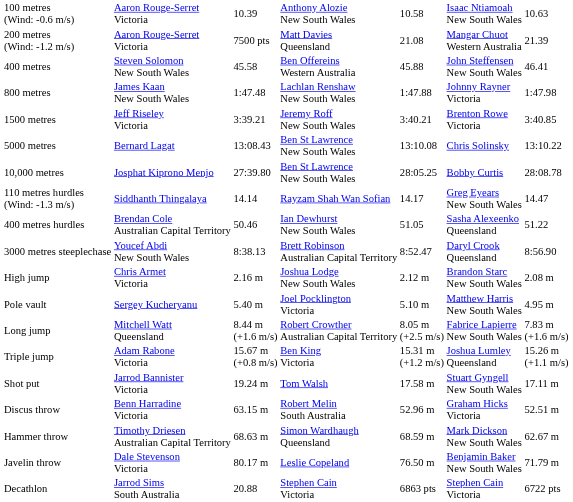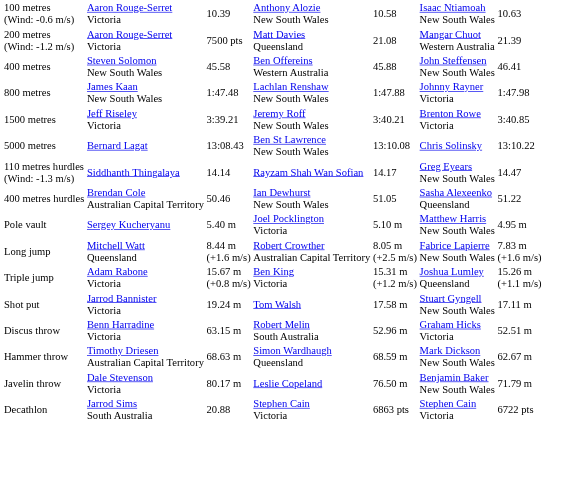- row: (34, 172)
- row: (58, 251)
- row: (27, 278)
